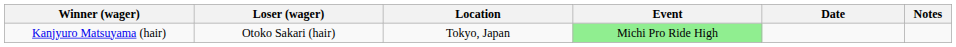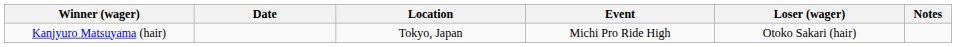columns swapped: (289, 14) <-> (833, 14)
(667, 33) lightgreen background -> (620, 33) no background
